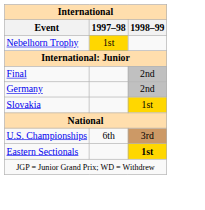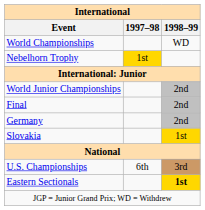+ row: (50, 43)
+ row: (64, 89)
